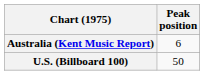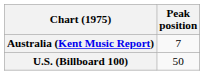(178, 43) 6 -> (178, 43) 7
